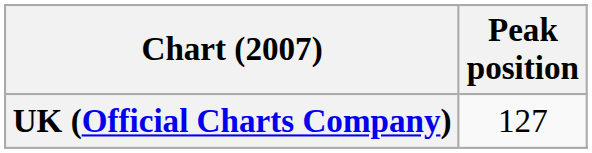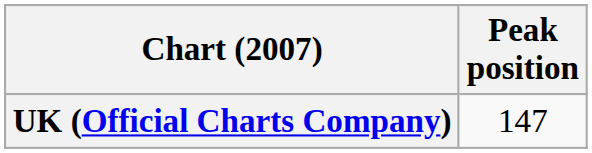(523, 120) 127 -> (523, 120) 147
